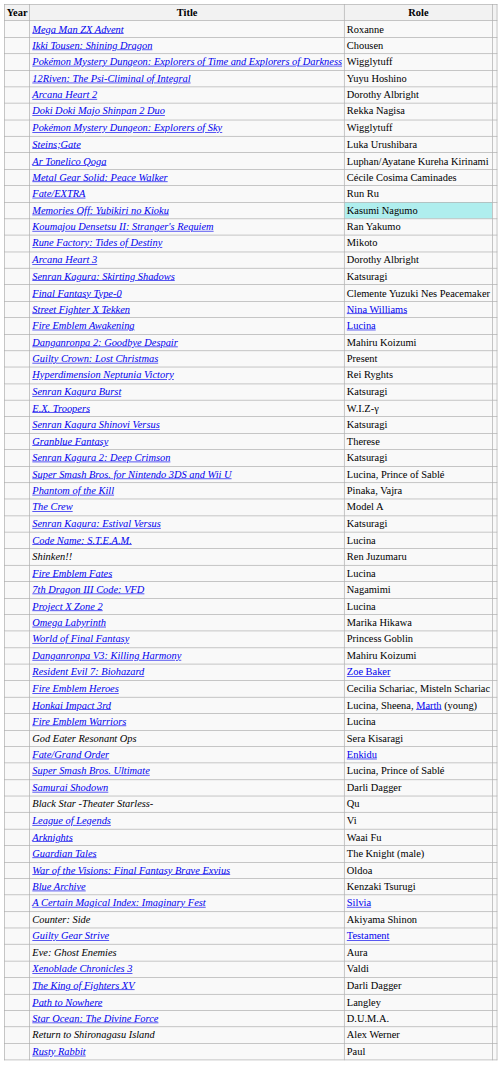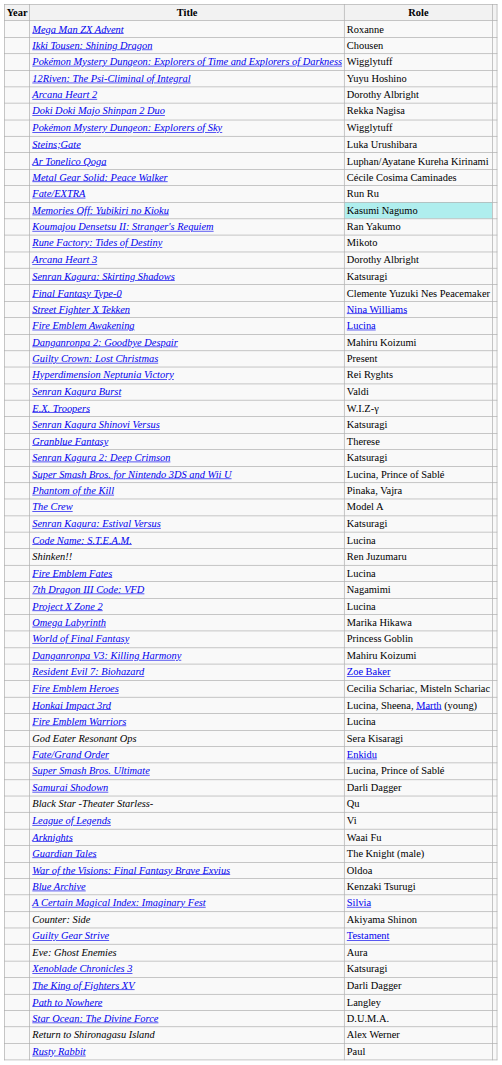(367, 392) Katsuragi -> (358, 392) Valdi
(358, 969) Valdi -> (367, 969) Katsuragi
